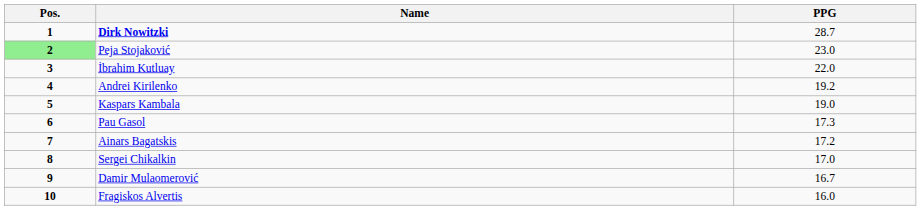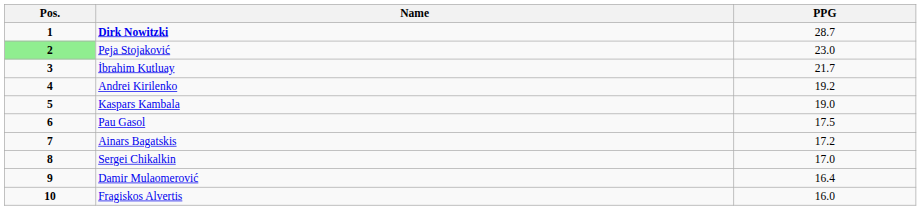(825, 68) 22.0 -> (825, 68) 21.7
(825, 123) 17.3 -> (825, 123) 17.5
(825, 178) 16.7 -> (825, 178) 16.4
